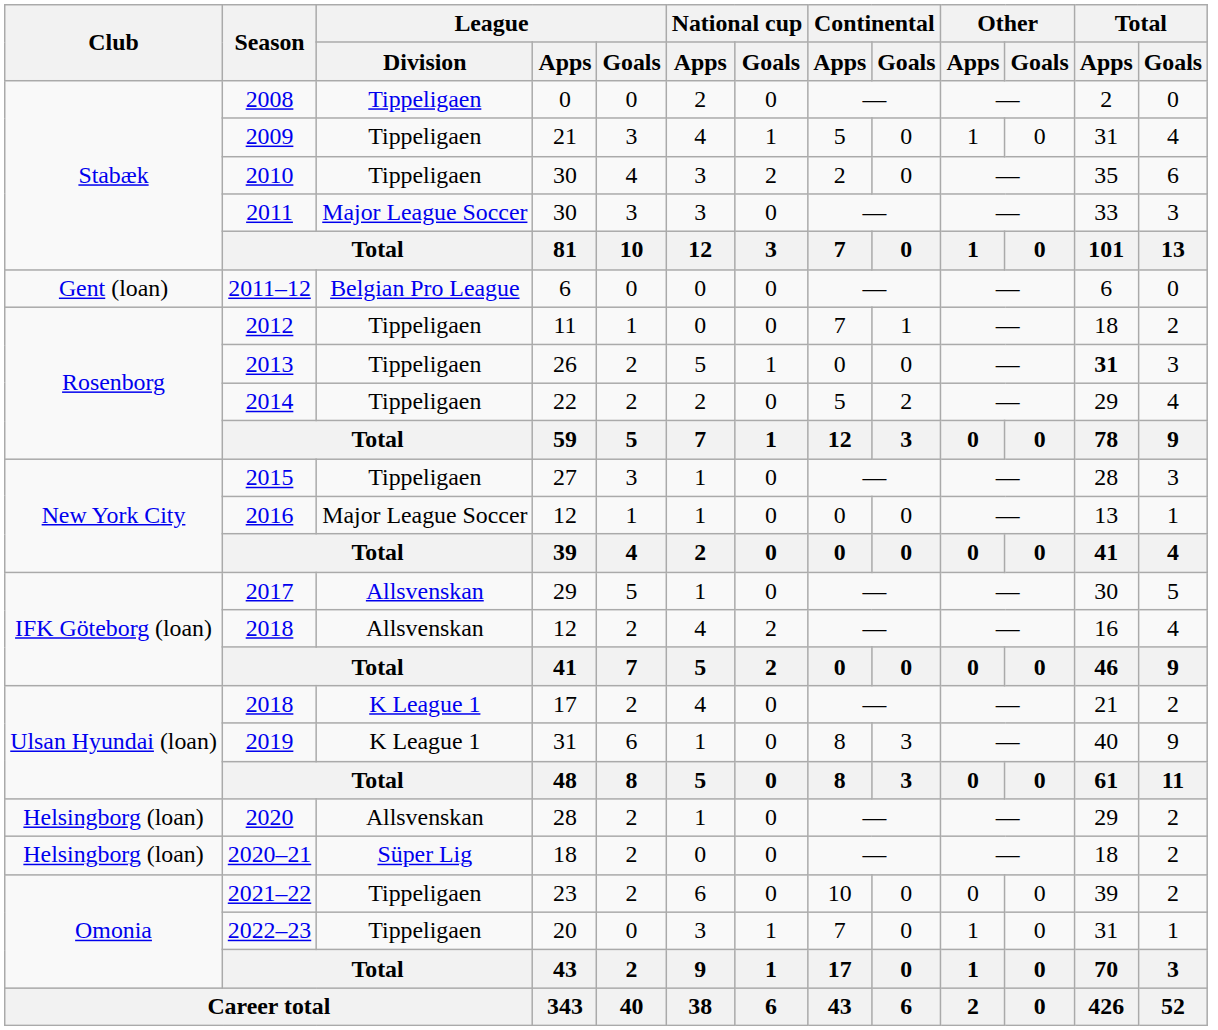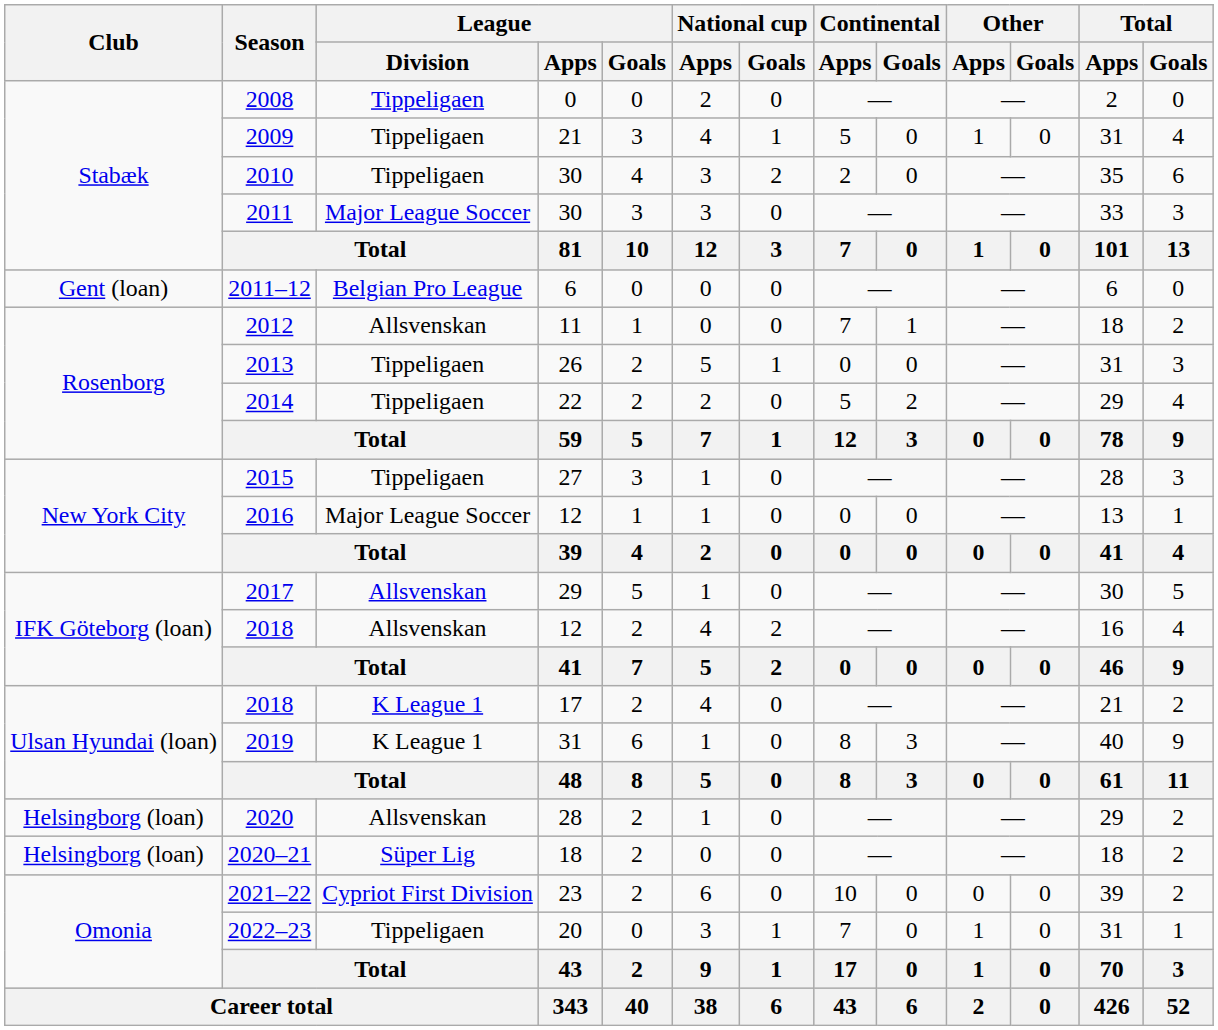(425, 325) Tippeligaen -> (428, 325) Allsvenskan
(1106, 363) bold -> (1112, 363) normal
(425, 893) Tippeligaen -> (428, 893) Cypriot First Division
